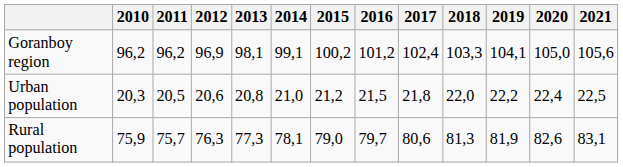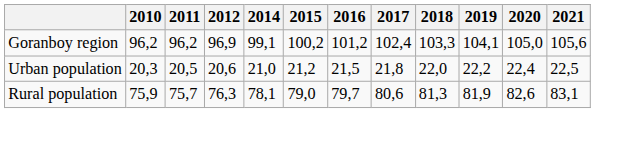- column: (251, 17)
